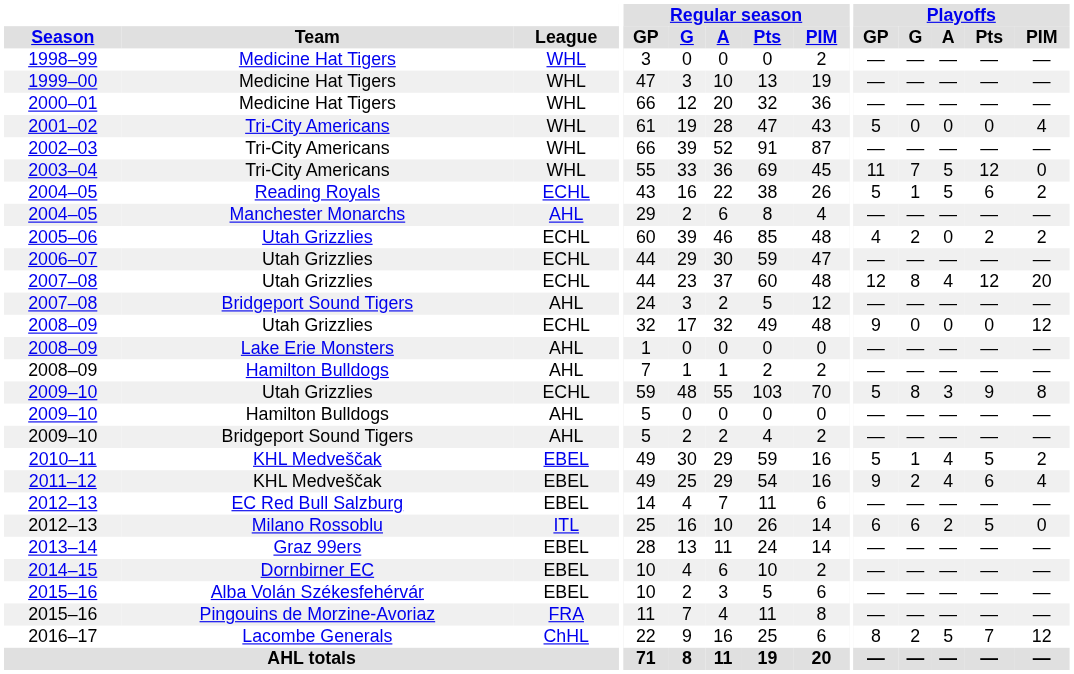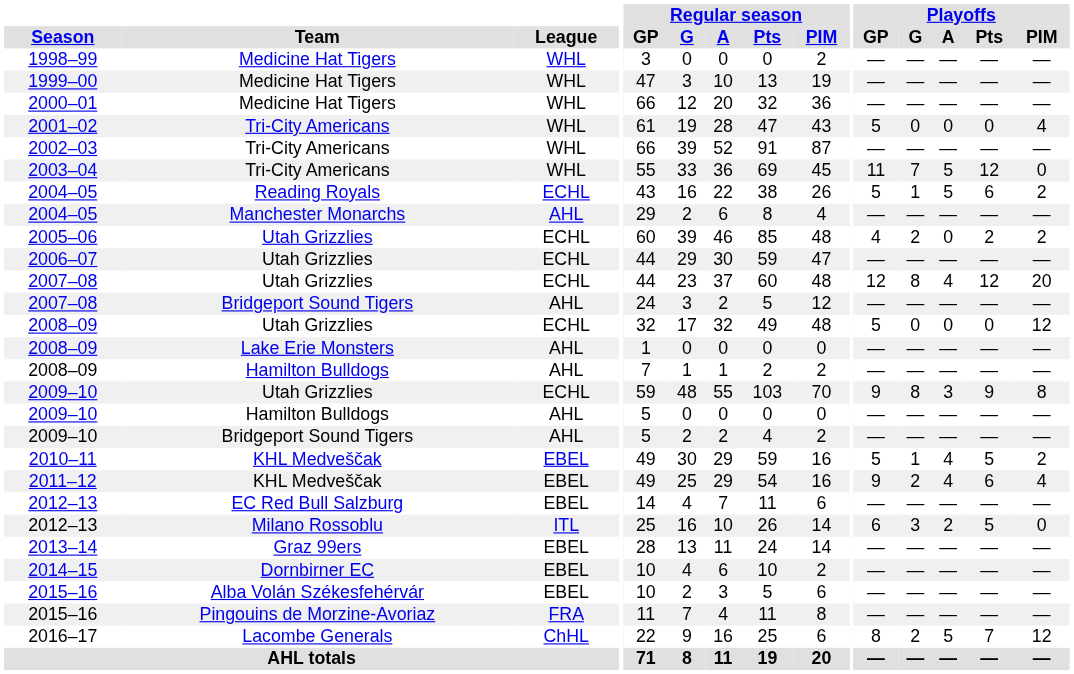(876, 325) 9 -> (876, 325) 5
(876, 392) 5 -> (876, 392) 9
(915, 525) 6 -> (915, 525) 3
